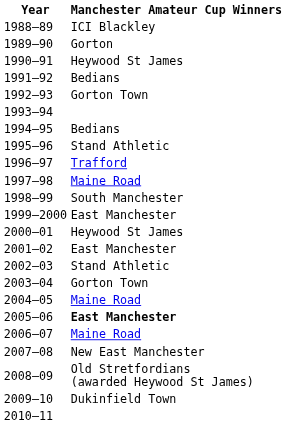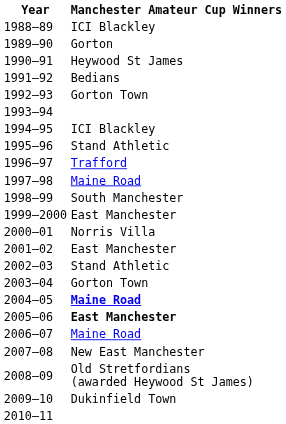(95, 129) Bedians -> (113, 129) ICI Blackley
(127, 232) Heywood St James -> (113, 232) Norris Villa
(106, 300) normal -> (106, 300) bold
